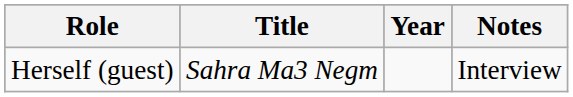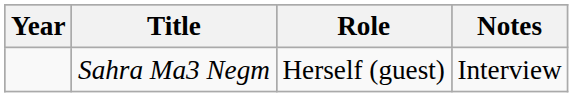columns swapped: (418, 26) <-> (92, 26)
